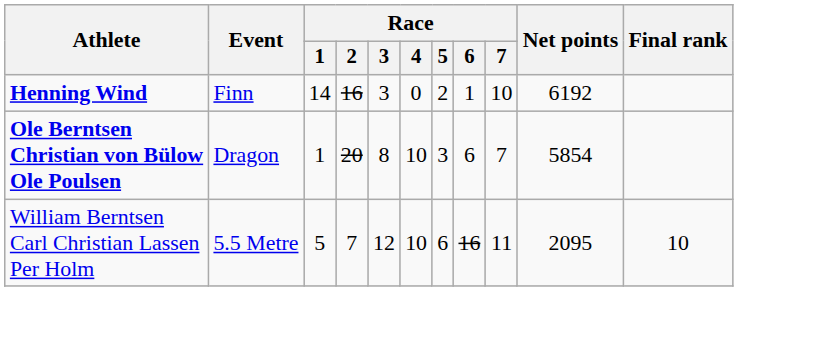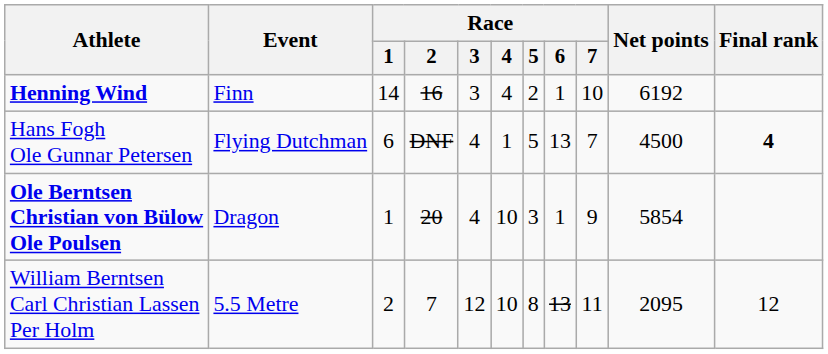(416, 93) 0 -> (507, 93) 4
+ row: (101, 142)
(384, 155) 8 -> (475, 217) 4
(469, 155) 6 -> (560, 217) 1
(502, 155) 7 -> (592, 217) 9
(320, 242) 5 -> (388, 304) 2
(443, 242) 6 -> (533, 304) 8
(469, 242) 16 -> (560, 304) 13
(678, 242) 10 -> (769, 304) 12
